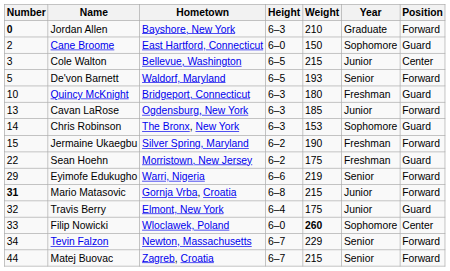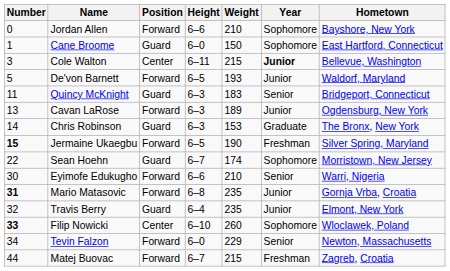columns swapped: (423, 13) <-> (203, 13)
(10, 29) bold -> (10, 29) normal
(277, 29) 6–3 -> (196, 29) 6–6
(365, 29) Graduate -> (290, 29) Sophomore
(10, 45) 2 -> (10, 45) 1
(277, 62) 6–5 -> (199, 62) 6–11
(358, 62) normal -> (279, 62) bold
(359, 78) Senior -> (278, 78) Junior
(12, 95) 10 -> (12, 95) 11
(314, 95) 180 -> (233, 95) 183
(367, 95) Freshman -> (279, 95) Senior
(314, 111) 185 -> (233, 111) 189
(371, 127) Sophomore -> (285, 127) Graduate
(12, 144) normal -> (12, 144) bold
(277, 144) 6–2 -> (196, 144) 6–5
(277, 160) 6–2 -> (196, 160) 6–7
(314, 160) 175 -> (233, 160) 174
(367, 160) Freshman -> (290, 160) Sophomore
(12, 176) 29 -> (12, 176) 30
(314, 176) 219 -> (233, 176) 210
(314, 193) 215 -> (233, 193) 235
(314, 209) 175 -> (233, 209) 235
(12, 225) normal -> (12, 225) bold
(277, 225) 6–0 -> (199, 225) 6–10
(314, 225) bold -> (233, 225) normal
(277, 242) 6–7 -> (196, 242) 6–0
(359, 258) Senior -> (287, 258) Freshman
